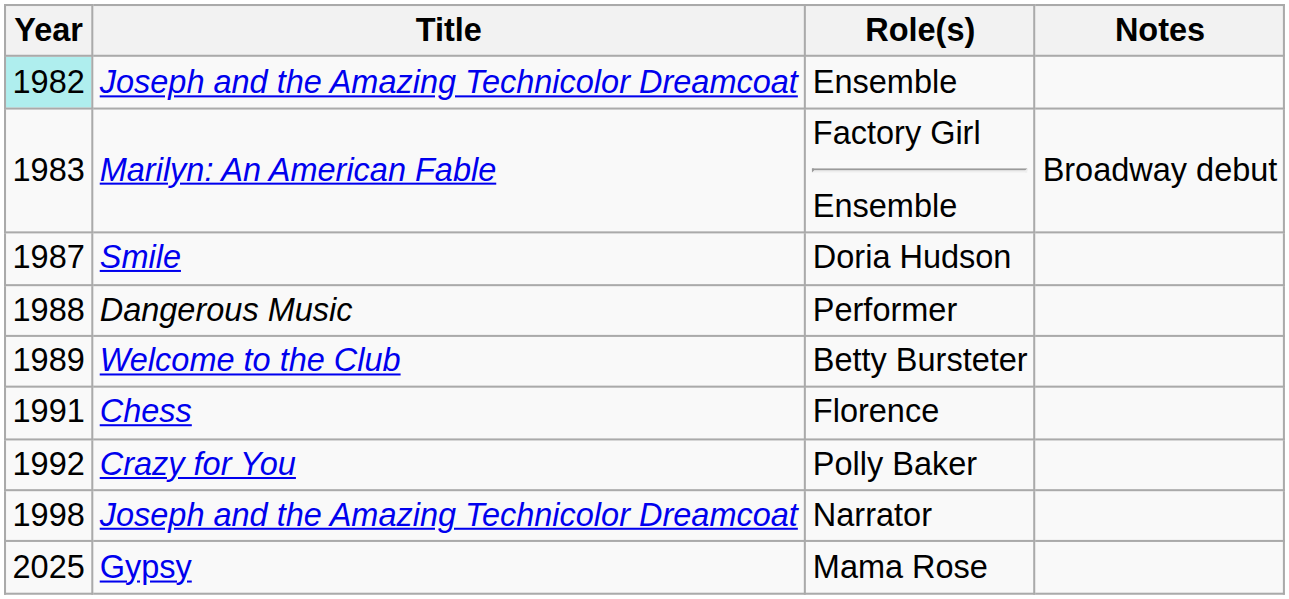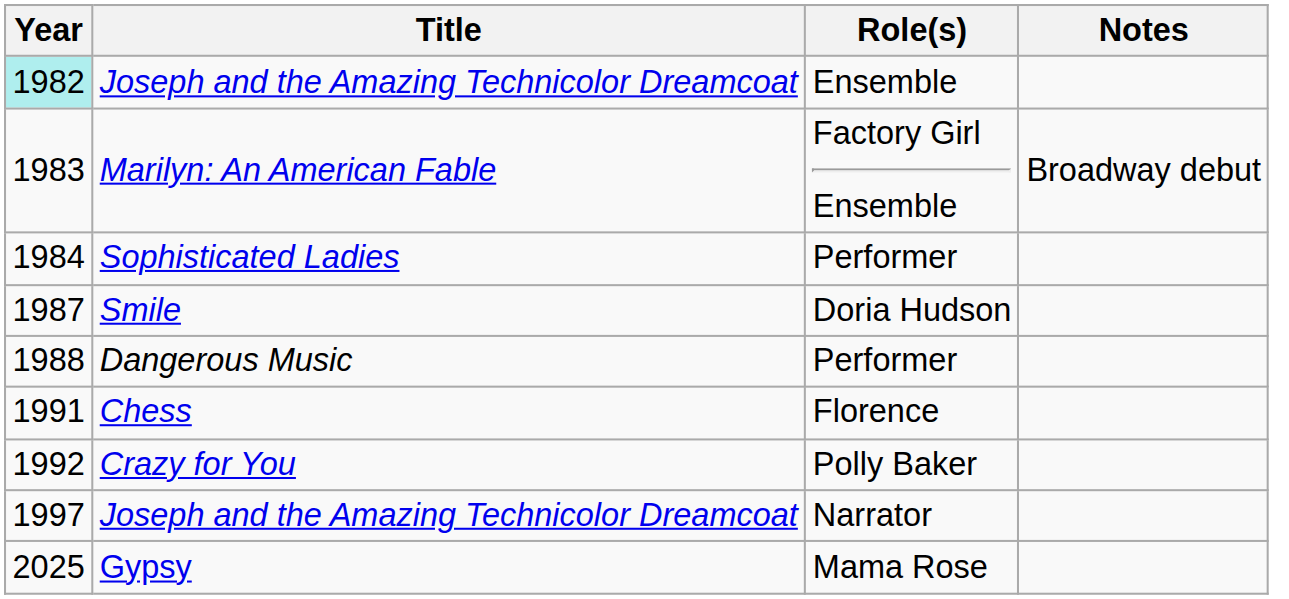+ row: (250, 257)
- row: (250, 360)
(49, 515) 1998 -> (49, 515) 1997
